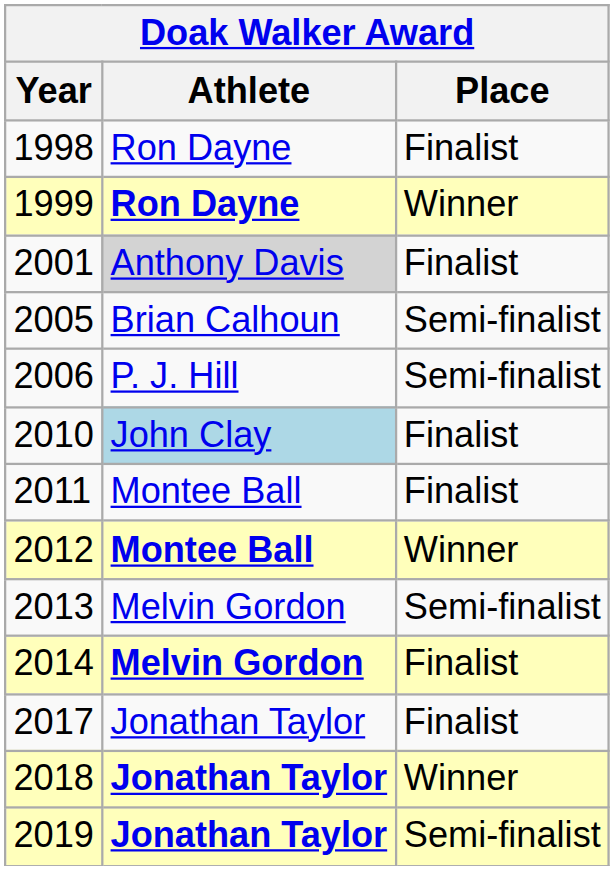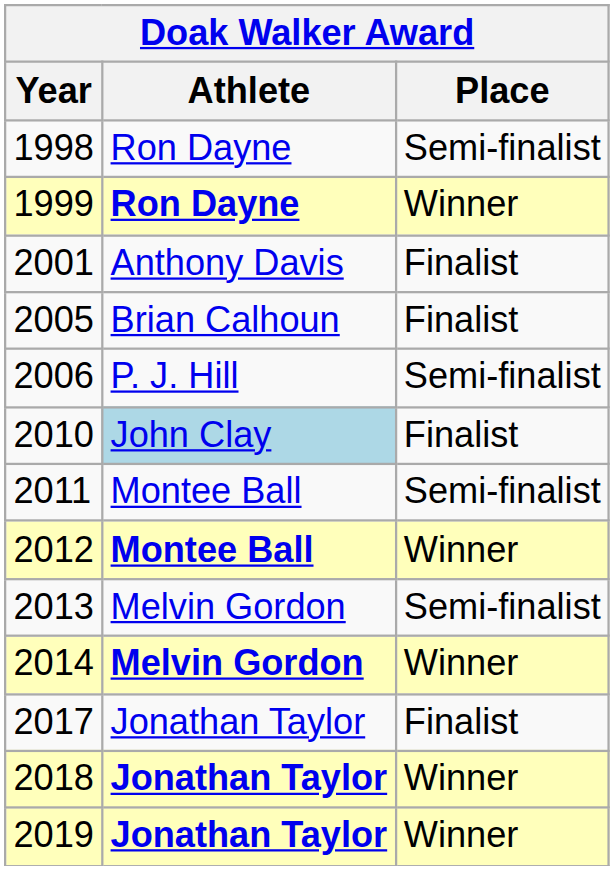(461, 147) Finalist -> (502, 147) Semi-finalist
(227, 262) lightgrey background -> (227, 262) no background
(502, 319) Semi-finalist -> (461, 319) Finalist
(461, 491) Finalist -> (502, 491) Semi-finalist
(461, 663) Finalist -> (461, 663) Winner
(502, 836) Semi-finalist -> (461, 836) Winner
